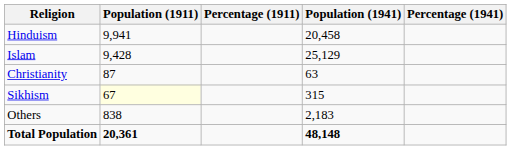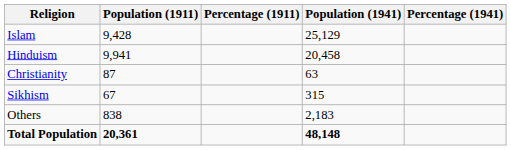rows swapped: (32, 34) <-> (21, 54)
(109, 94) lightyellow background -> (109, 94) no background
